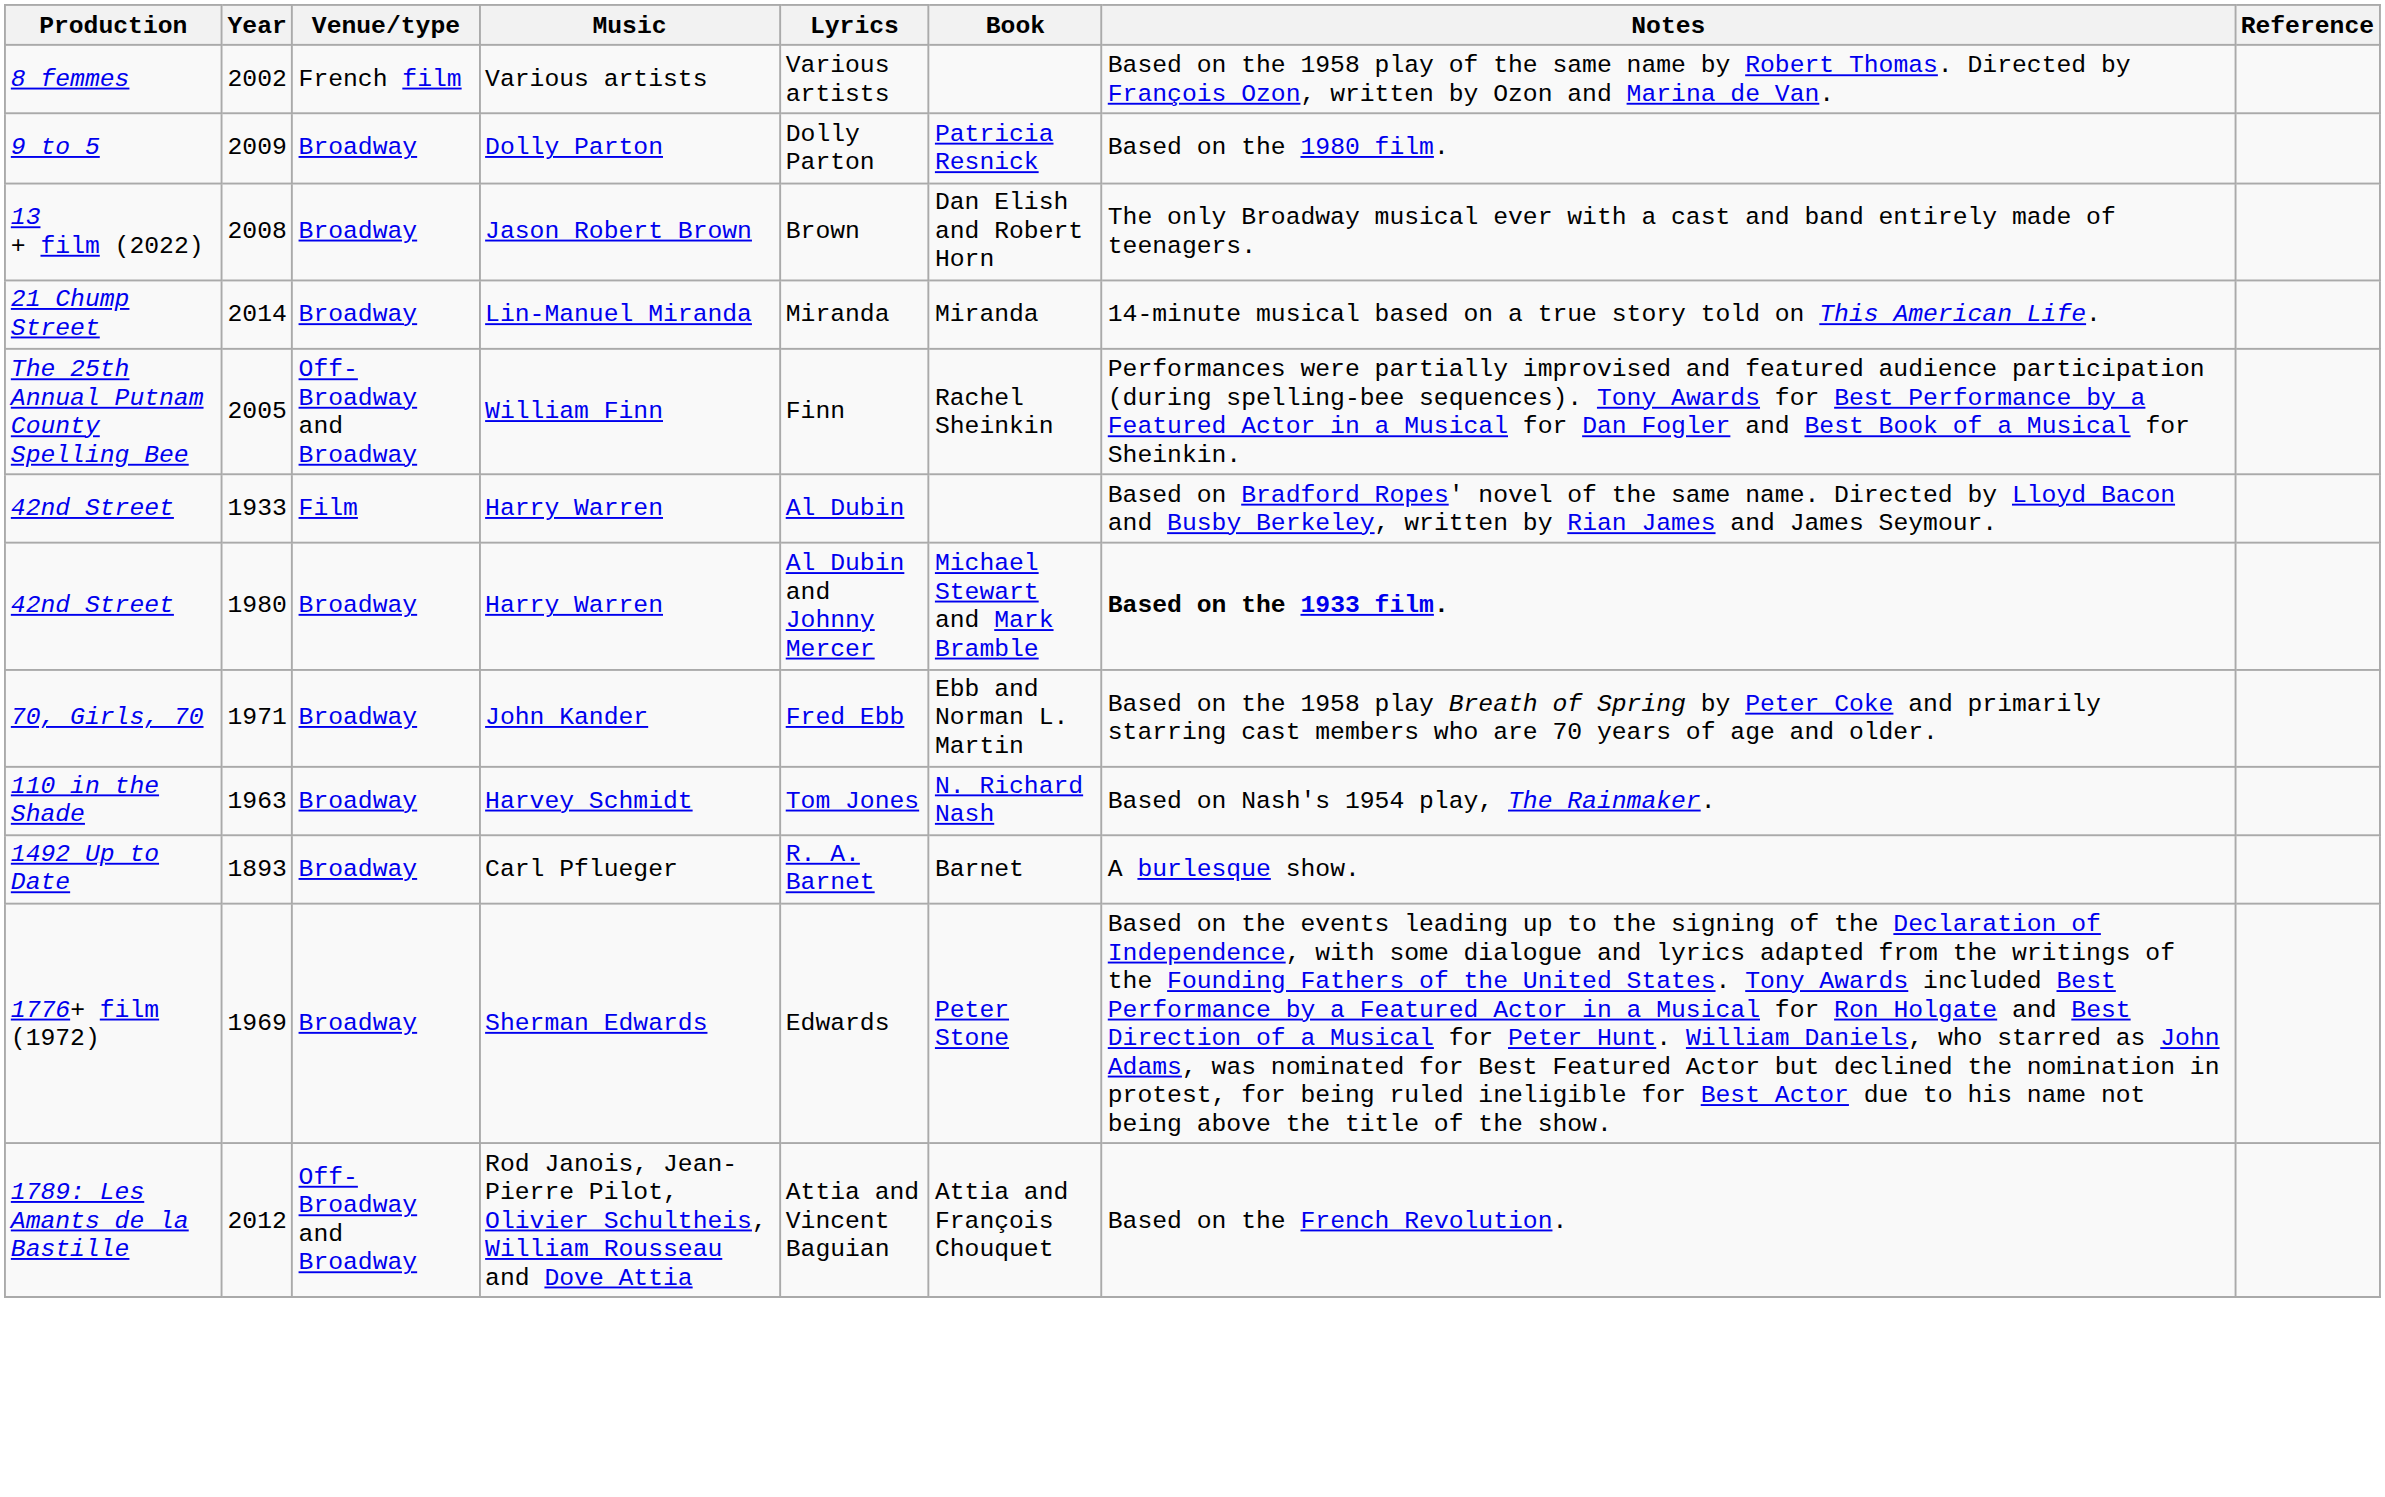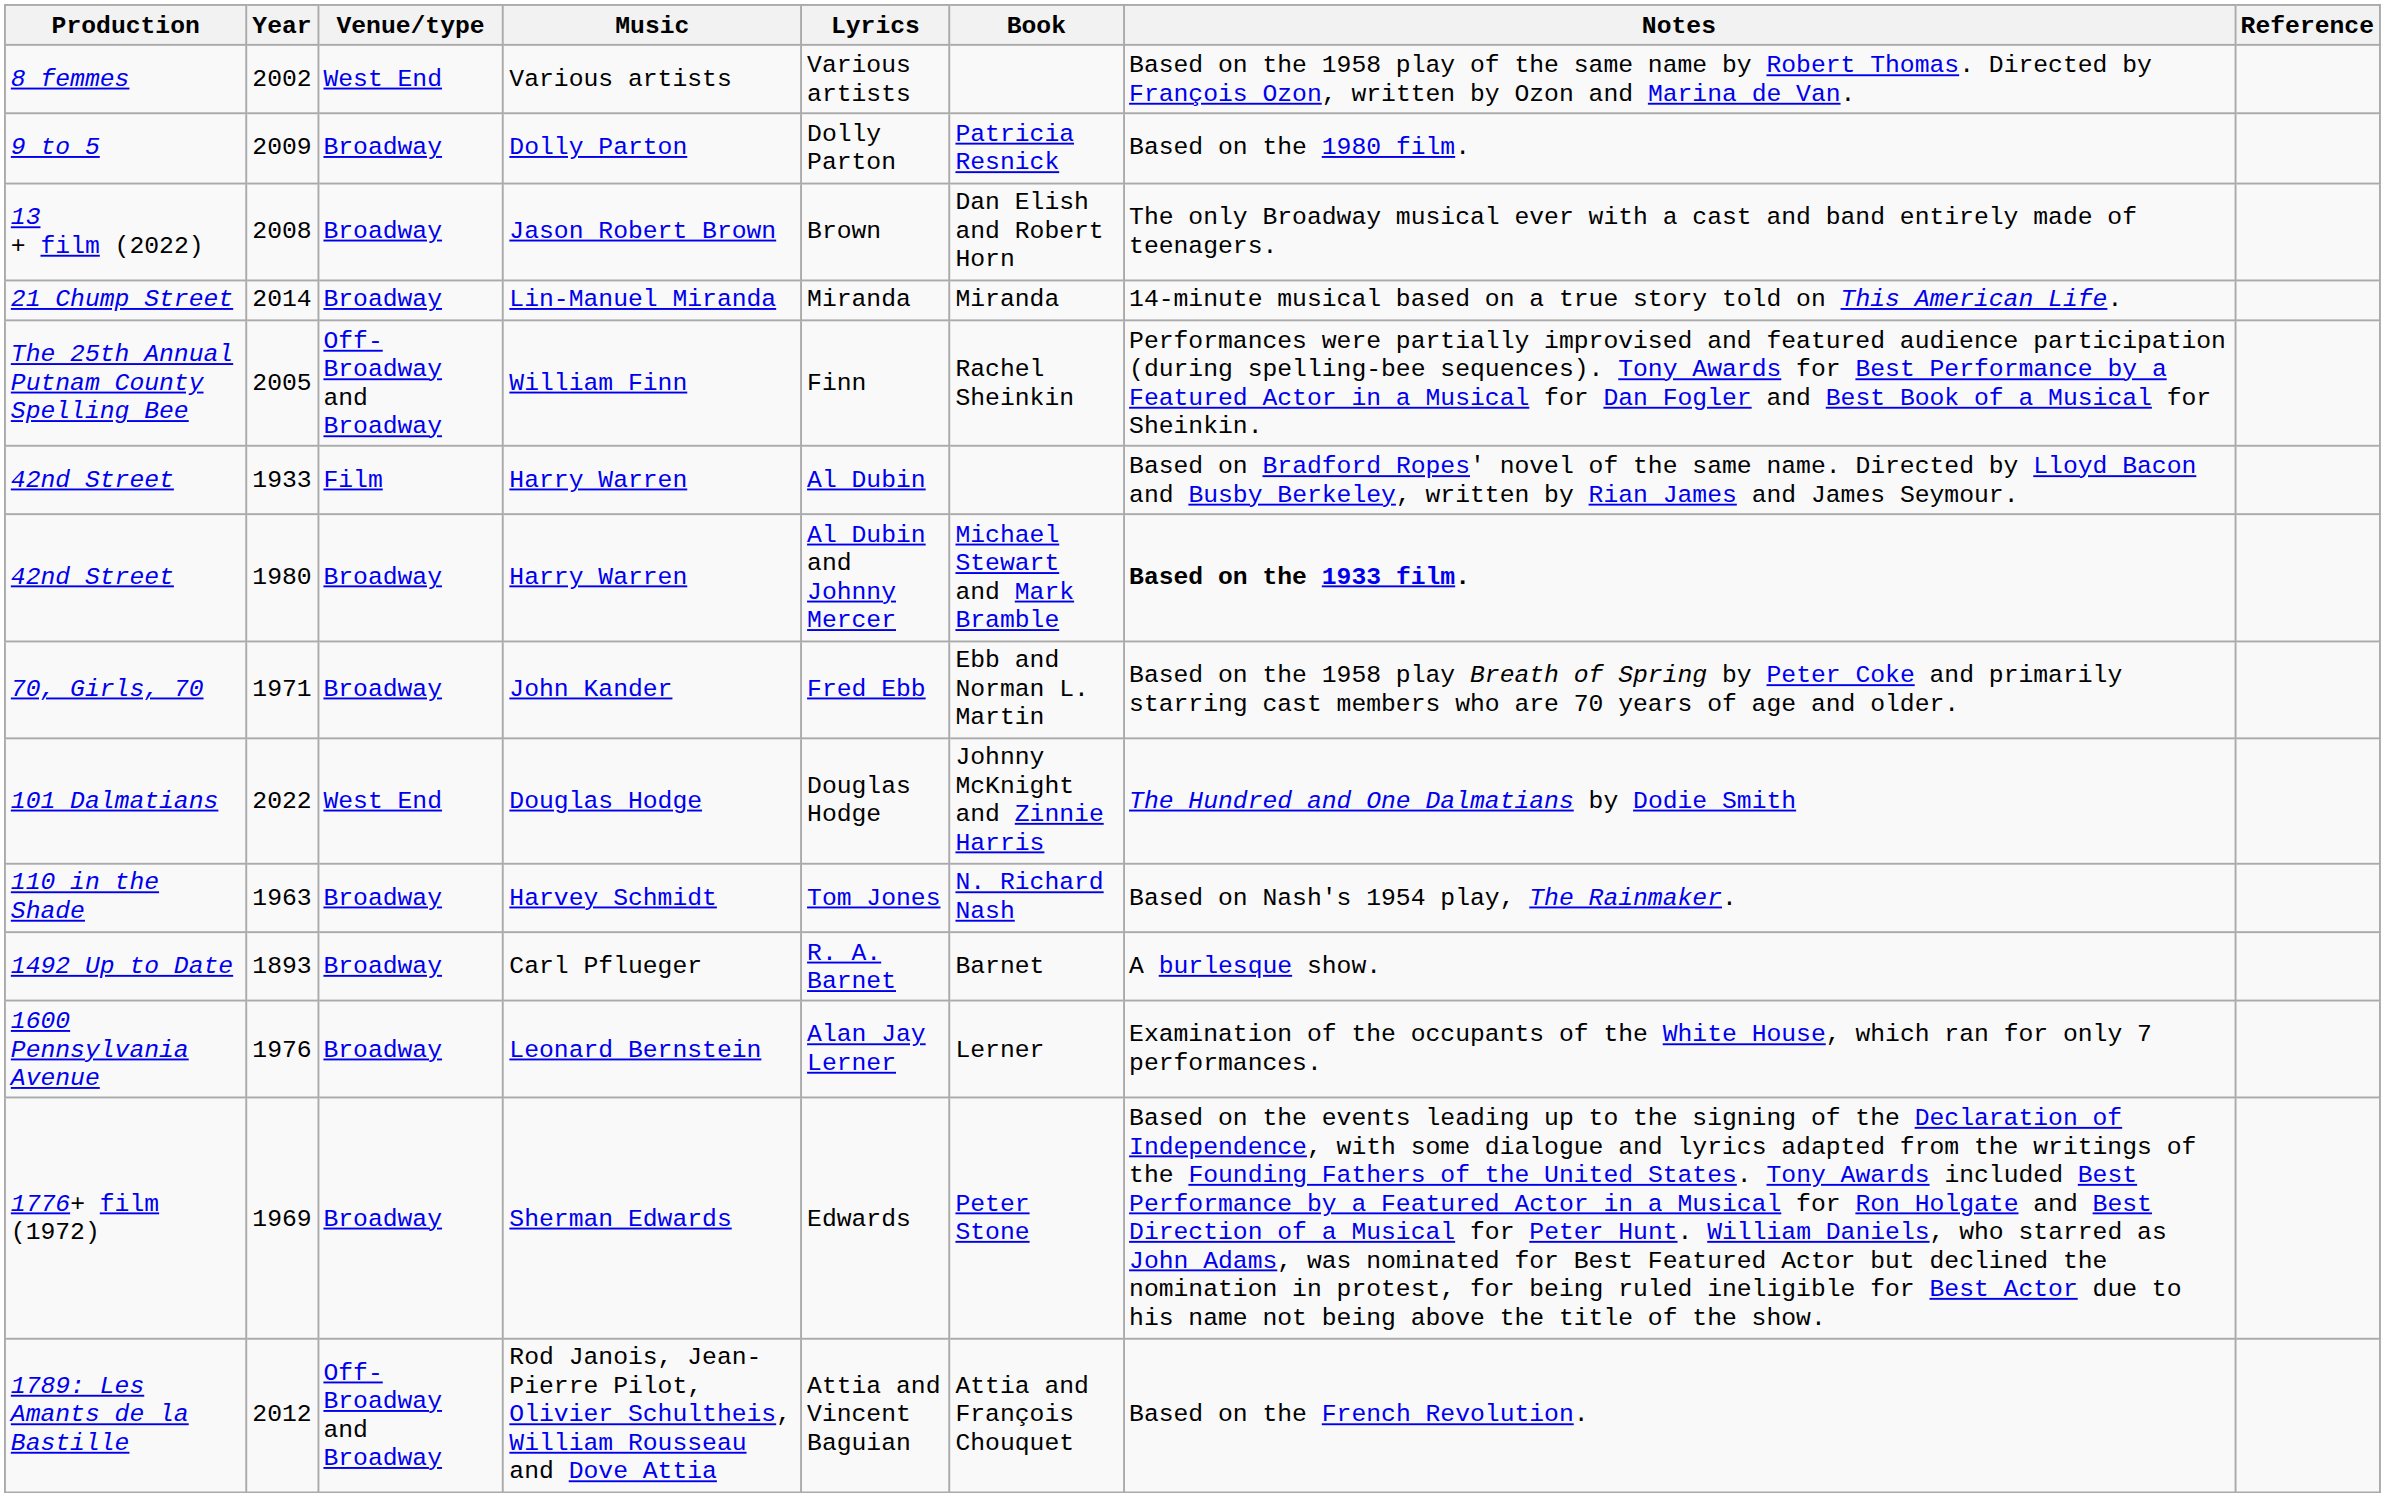(380, 80) French film -> (383, 80) West End
+ row: (115, 801)
+ row: (100, 1050)
